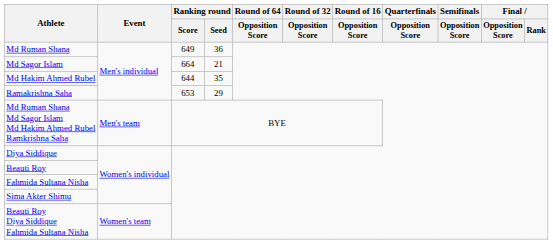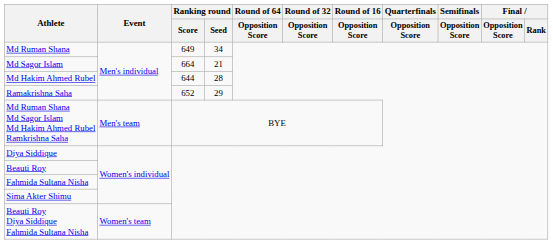(218, 50) 36 -> (218, 50) 34
(218, 79) 35 -> (218, 79) 28
(188, 93) 653 -> (188, 93) 652
